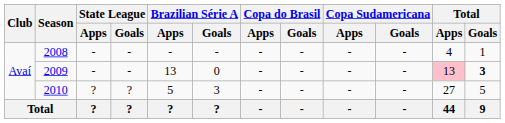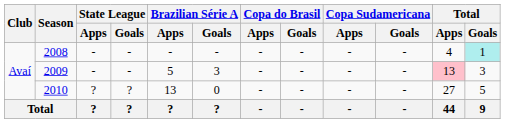(483, 52) no background -> (483, 52) paleturquoise background
(170, 71) 13 -> (170, 71) 5
(217, 71) 0 -> (217, 71) 3
(483, 71) bold -> (483, 71) normal
(170, 90) 5 -> (170, 90) 13
(217, 90) 3 -> (217, 90) 0
